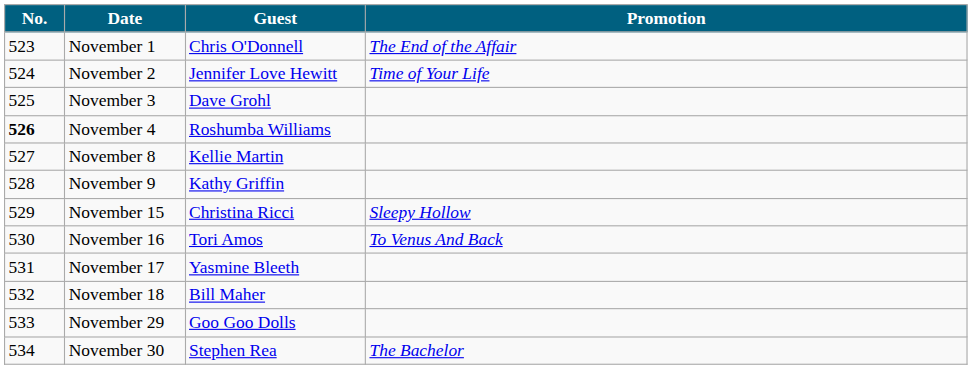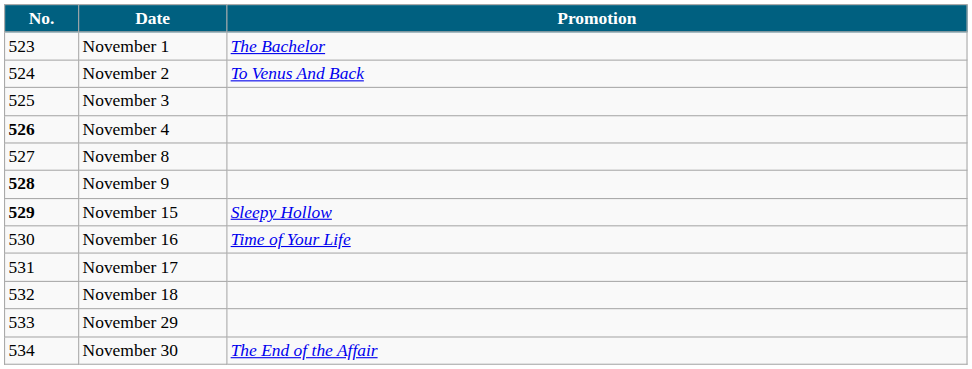- column: (275, 18)
(443, 45) The End of the Affair -> (278, 45) The Bachelor
(429, 73) Time of Your Life -> (297, 73) To Venus And Back
(22, 184) normal -> (22, 184) bold
(22, 211) normal -> (22, 211) bold
(436, 239) To Venus And Back -> (291, 239) Time of Your Life
(417, 350) The Bachelor -> (304, 350) The End of the Affair
